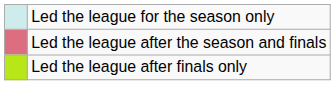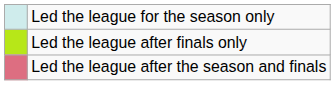rows swapped: (139, 67) <-> (179, 42)
